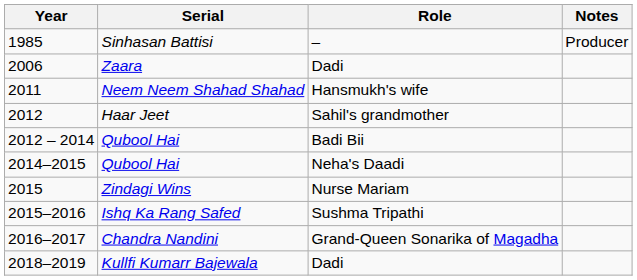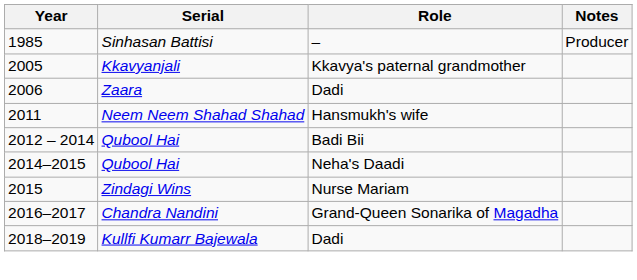+ row: (141, 66)
- row: (135, 115)
- row: (171, 213)
